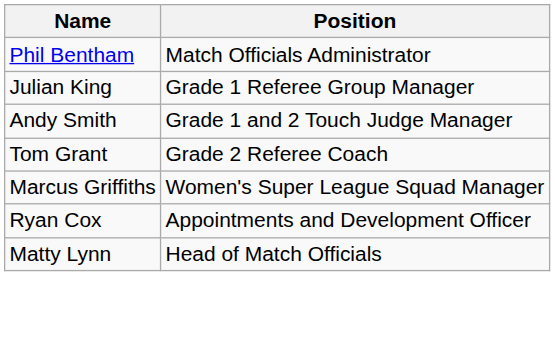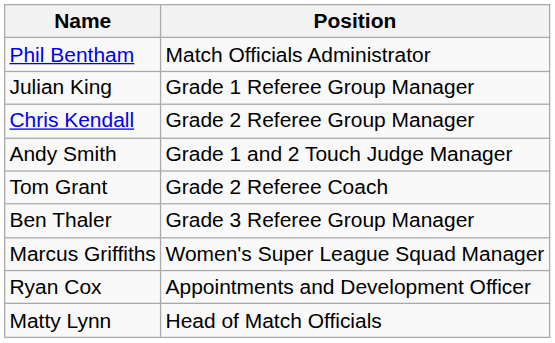+ row: (72, 120)
+ row: (61, 220)
